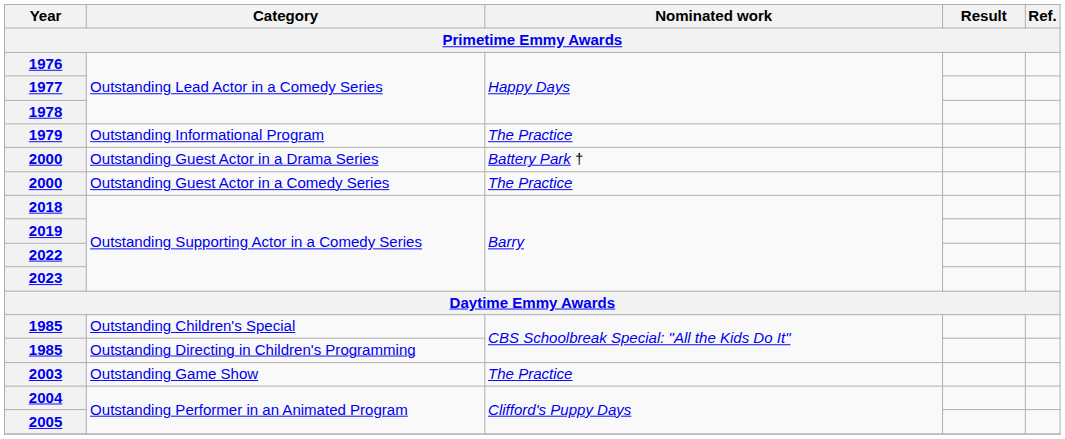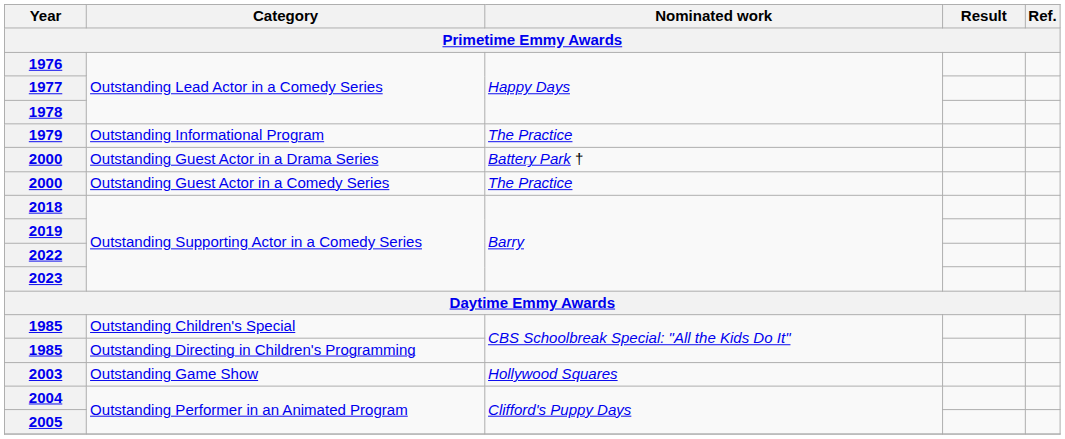(530, 374) The Practice -> (553, 374) Hollywood Squares
